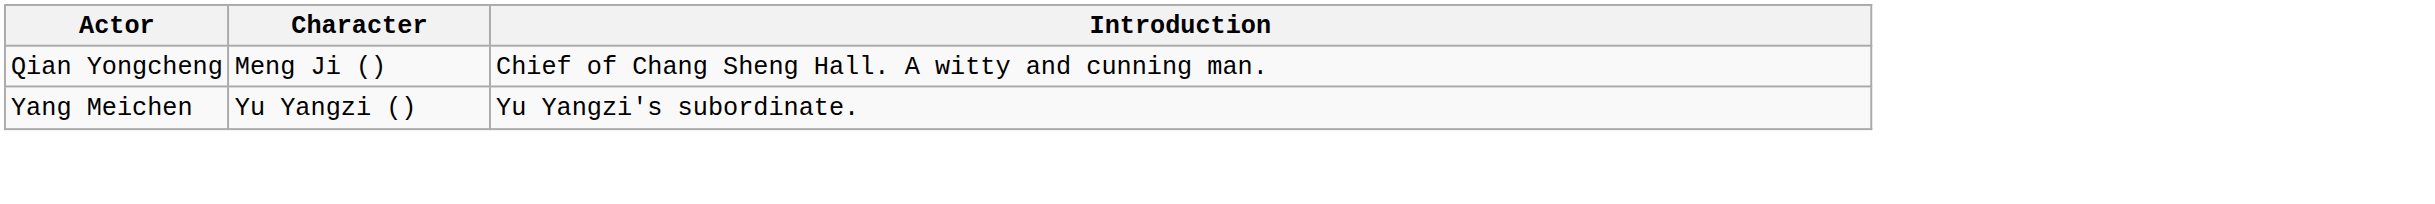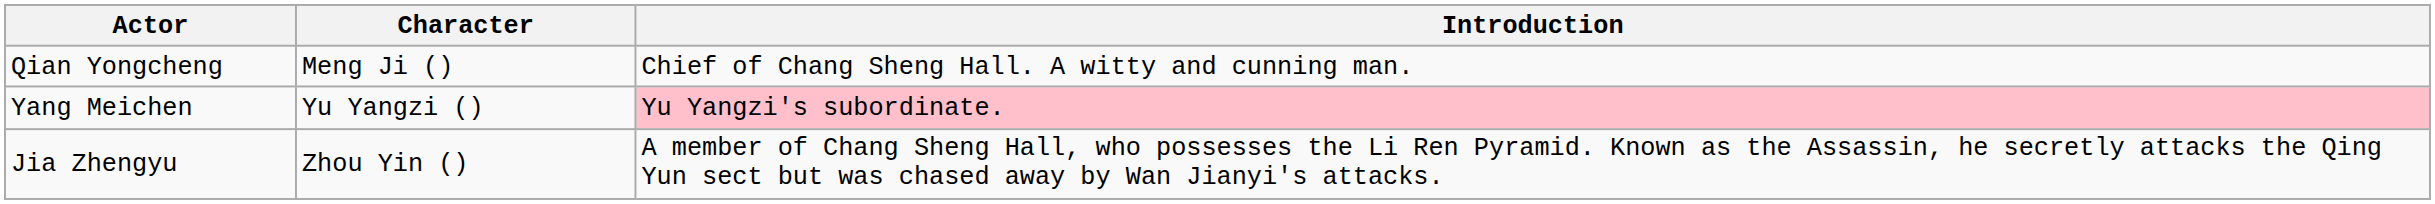(678, 108) no background -> (823, 108) pink background
+ row: (94, 163)
